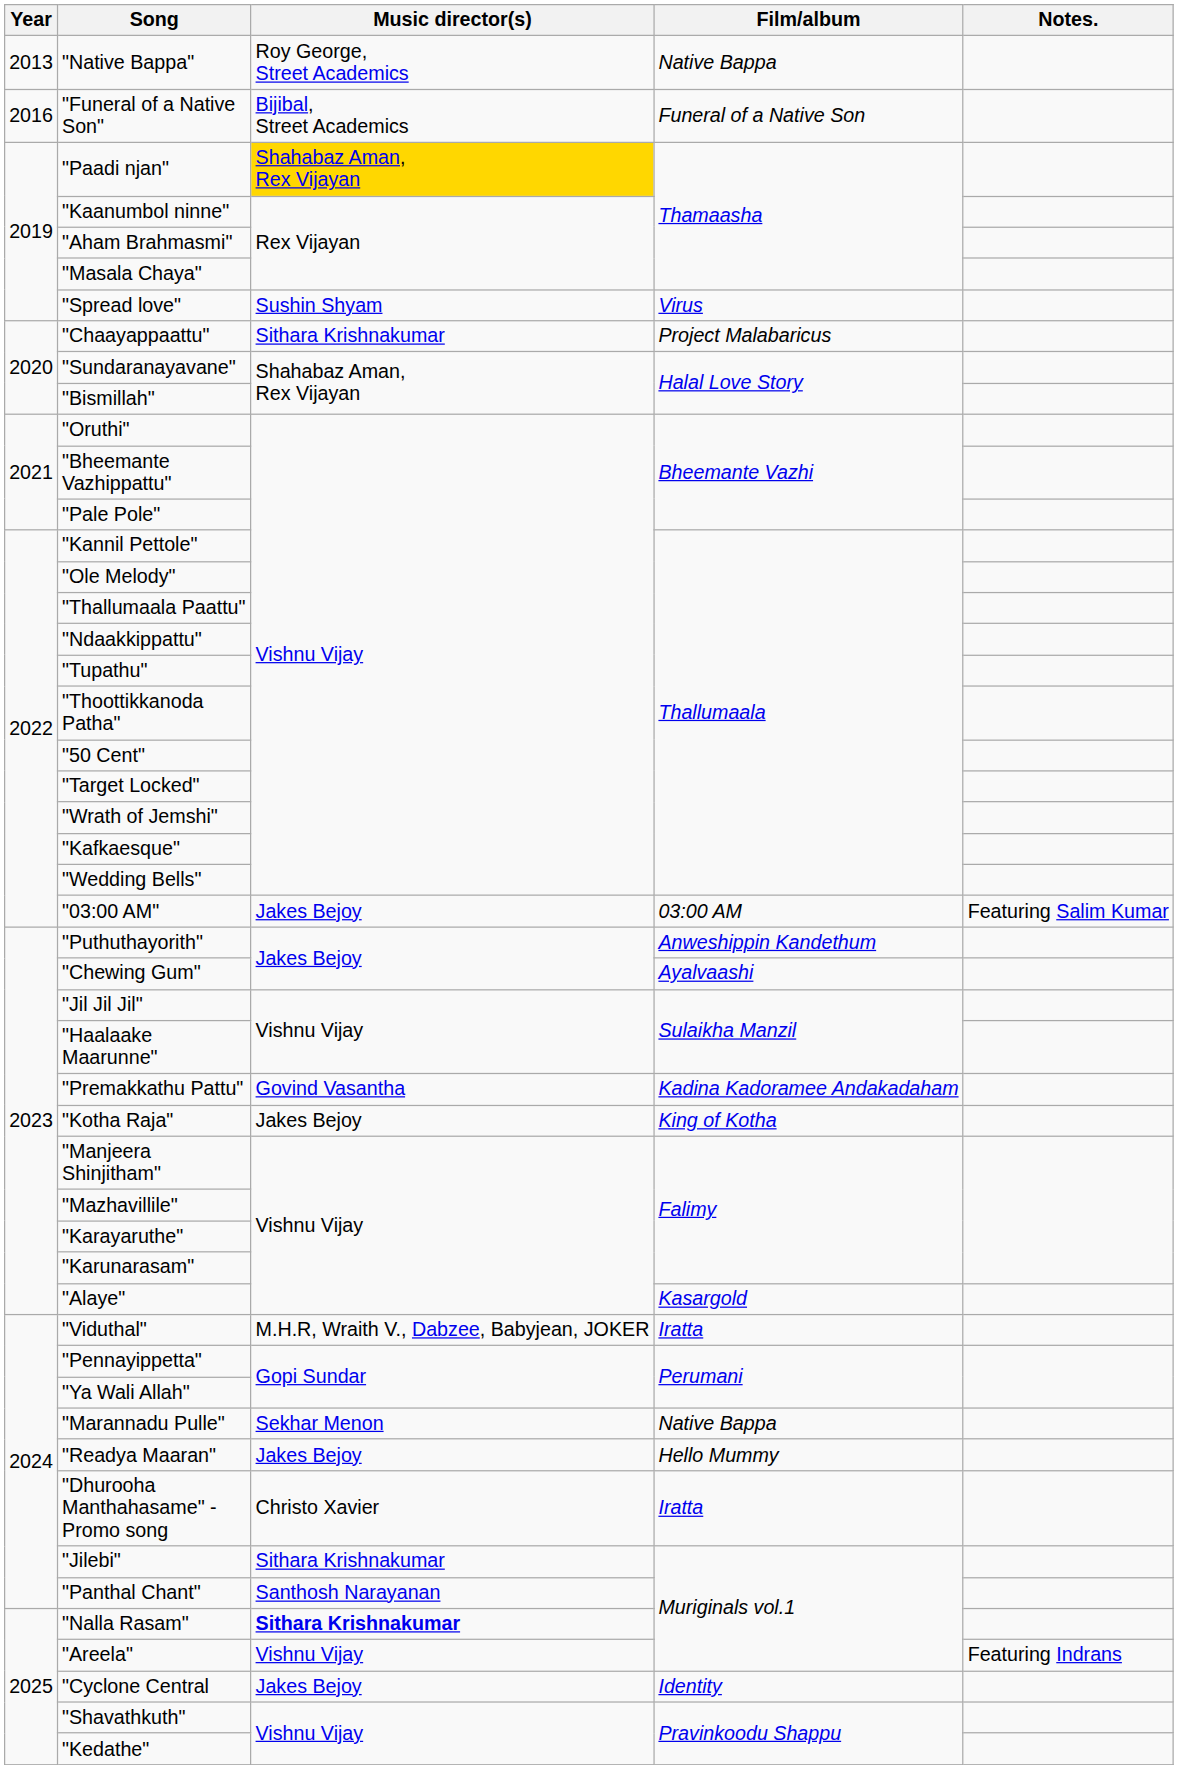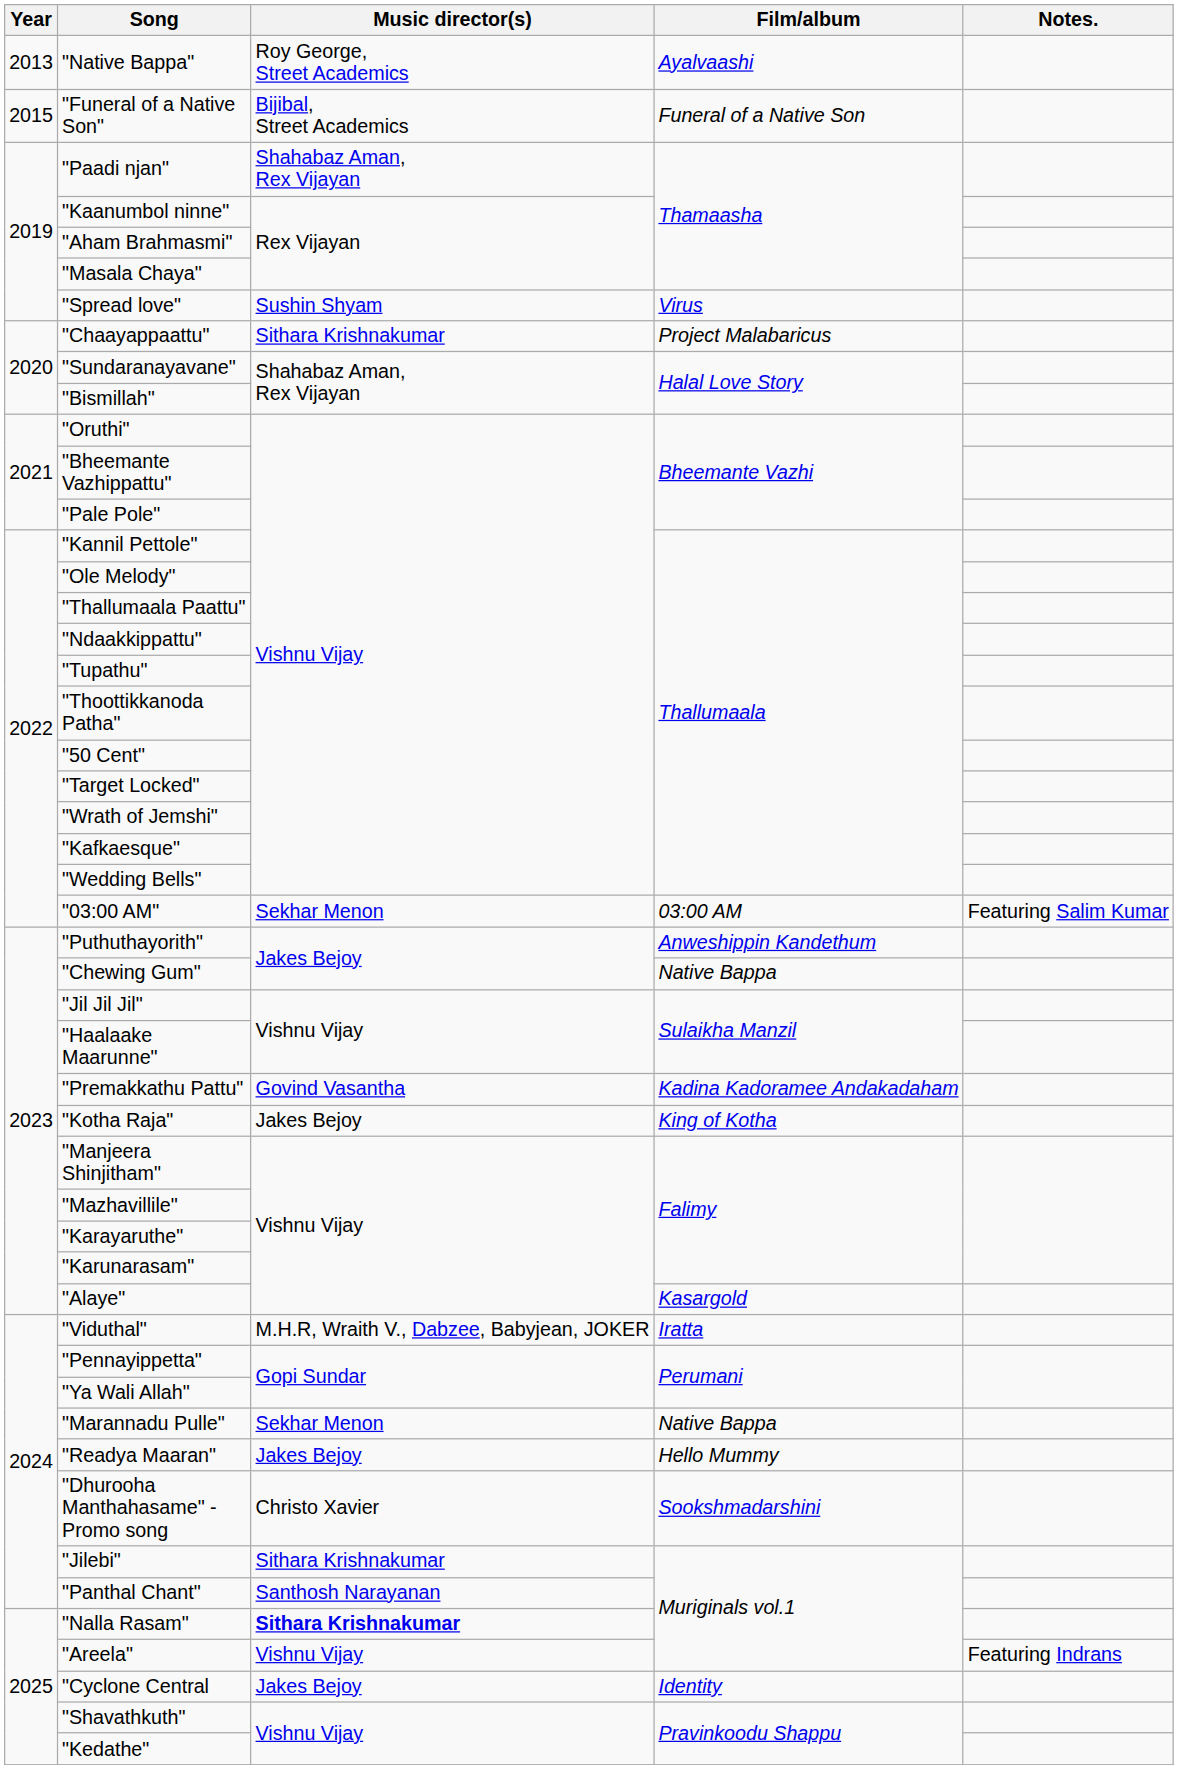(717, 62) Native Bappa -> (706, 62) Ayalvaashi
(31, 115) 2016 -> (31, 115) 2015
(331, 169) gold background -> (331, 169) no background
(309, 911) Jakes Bejoy -> (320, 911) Sekhar Menon
(706, 973) Ayalvaashi -> (717, 973) Native Bappa
(681, 1508) Iratta -> (739, 1508) Sookshmadarshini
